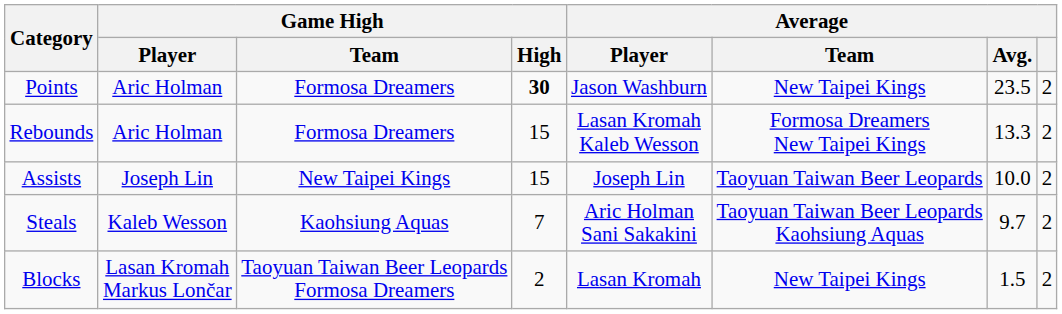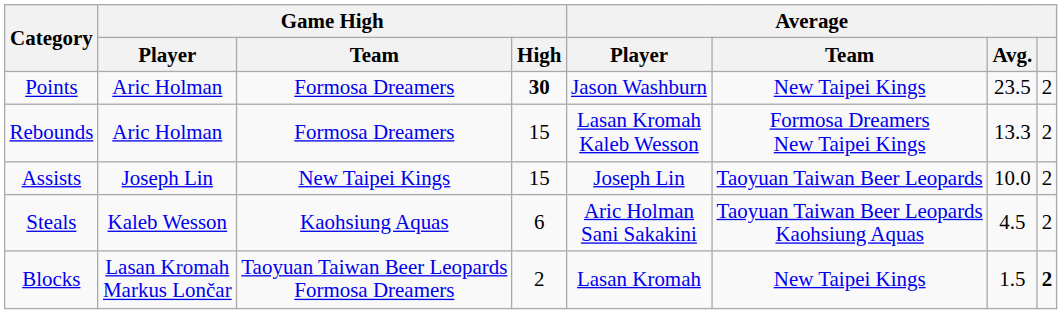(539, 222) 7 -> (539, 222) 6
(1012, 222) 9.7 -> (1012, 222) 4.5
(1047, 279) normal -> (1047, 279) bold
